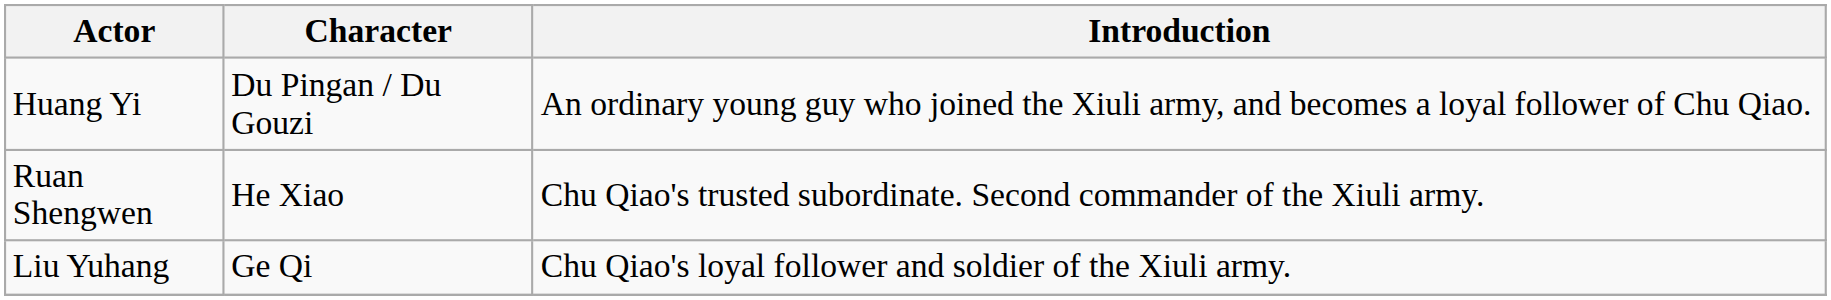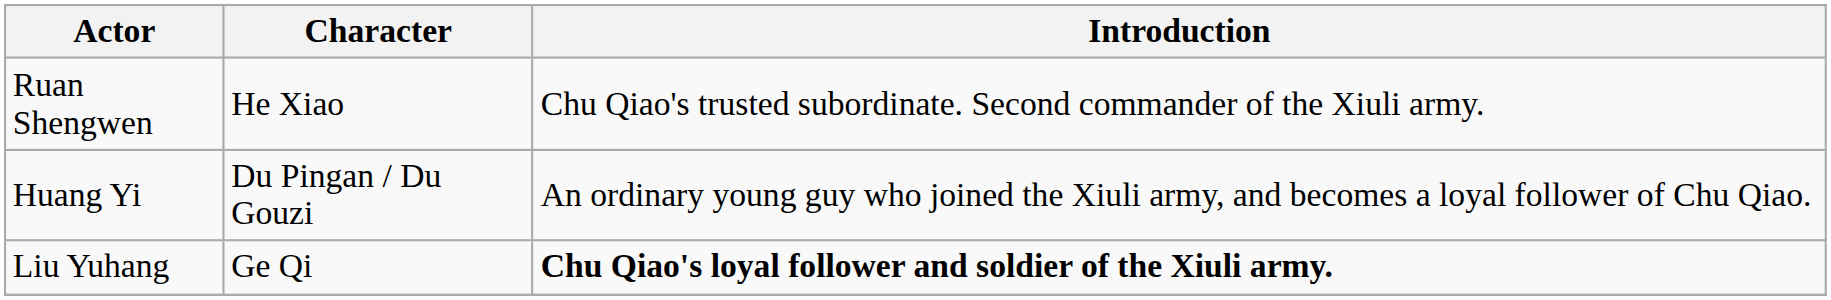rows swapped: (83, 194) <-> (77, 103)
(916, 266) normal -> (937, 266) bold
